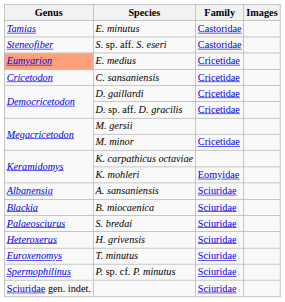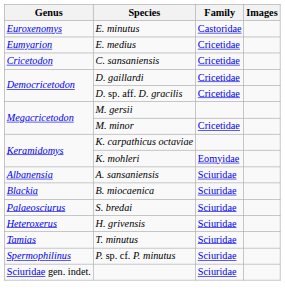(21, 28) Tamias -> (34, 28) Euroxenomys
- row: (131, 45)
(29, 61) lightsalmon background -> (29, 45) no background
(34, 256) Euroxenomys -> (21, 239) Tamias
